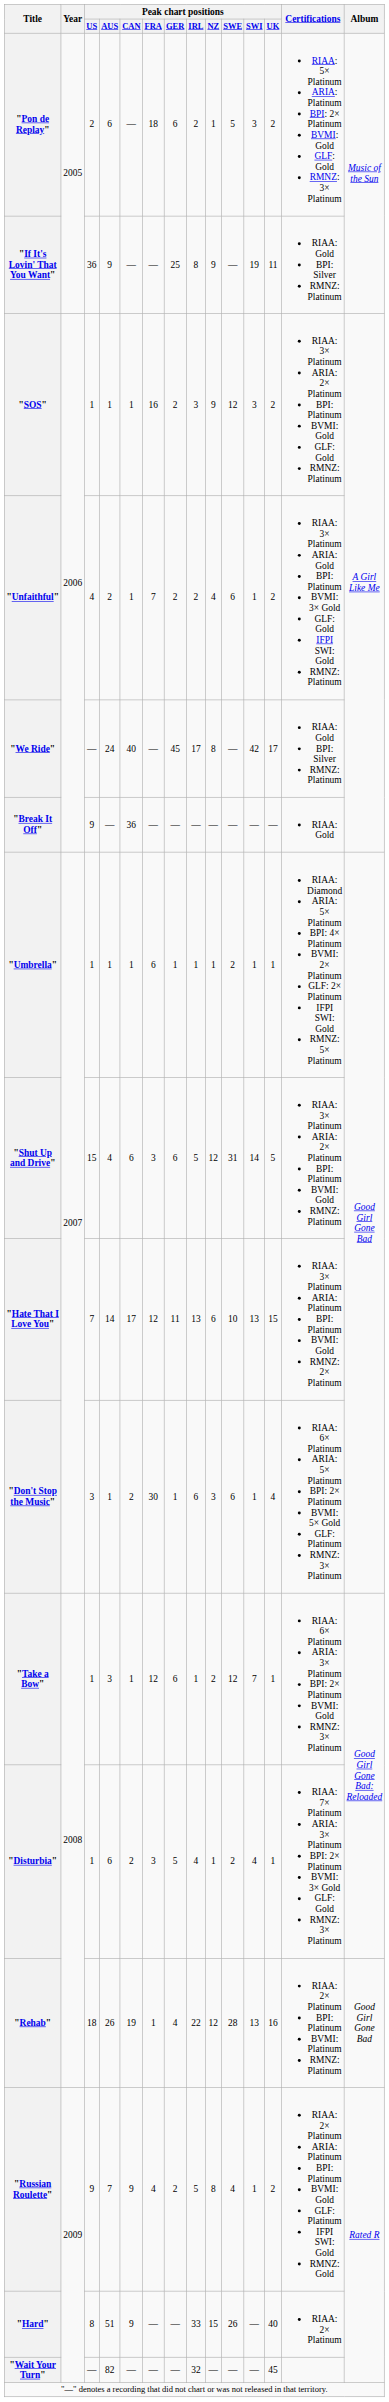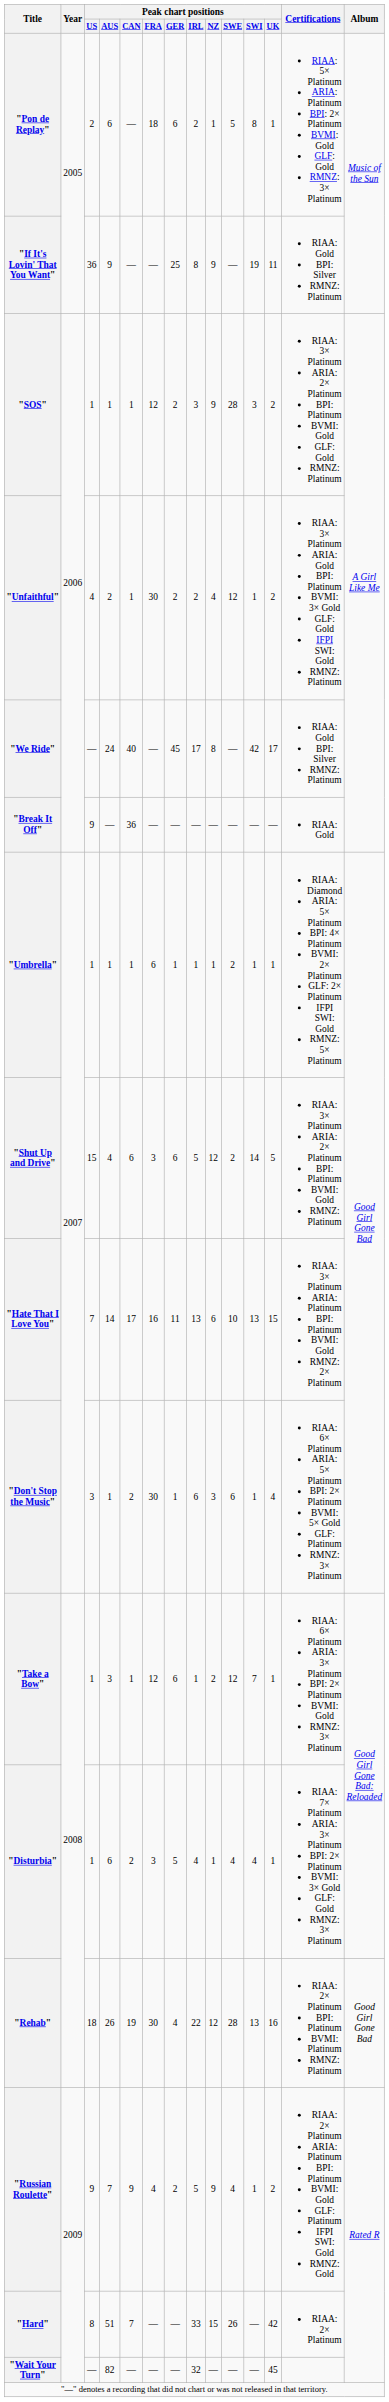(254, 124) 3 -> (254, 124) 8
(273, 124) 2 -> (273, 124) 1
(153, 404) 16 -> (153, 404) 12
(233, 404) 12 -> (233, 404) 28
(153, 598) 7 -> (153, 598) 30
(233, 598) 6 -> (233, 598) 12
(233, 1158) 31 -> (233, 1158) 2
(153, 1319) 12 -> (153, 1319) 16
(233, 1861) 2 -> (233, 1861) 4
(153, 2023) 1 -> (153, 2023) 30
(213, 2189) 8 -> (213, 2189) 9
(131, 2324) 9 -> (131, 2324) 7
(273, 2324) 40 -> (273, 2324) 42
